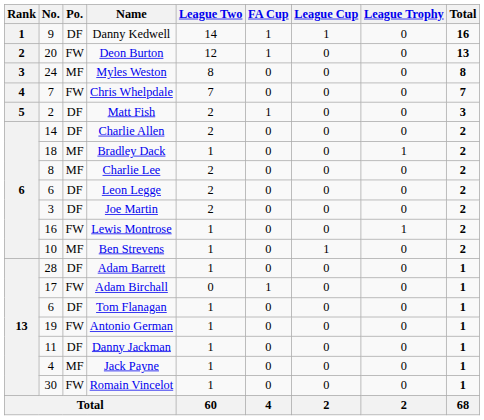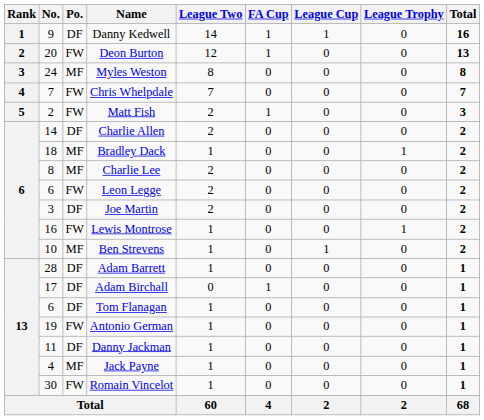(75, 111) DF -> (75, 111) FW
(75, 190) DF -> (75, 190) FW
(75, 287) FW -> (75, 287) DF
